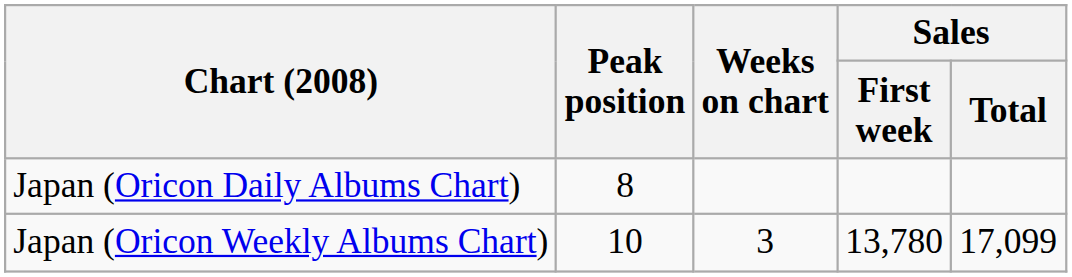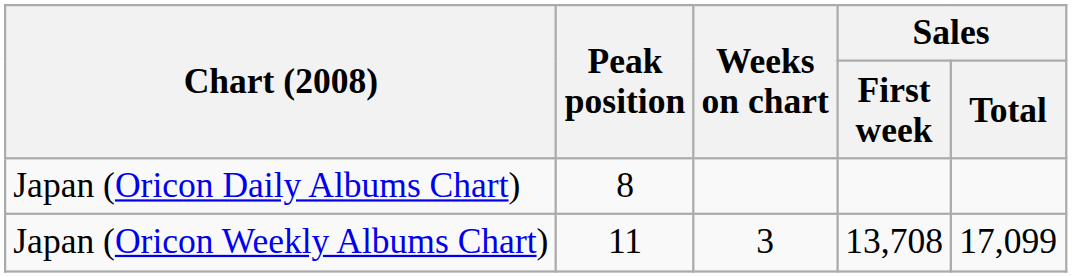(625, 241) 10 -> (625, 241) 11
(894, 241) 13,780 -> (894, 241) 13,708
